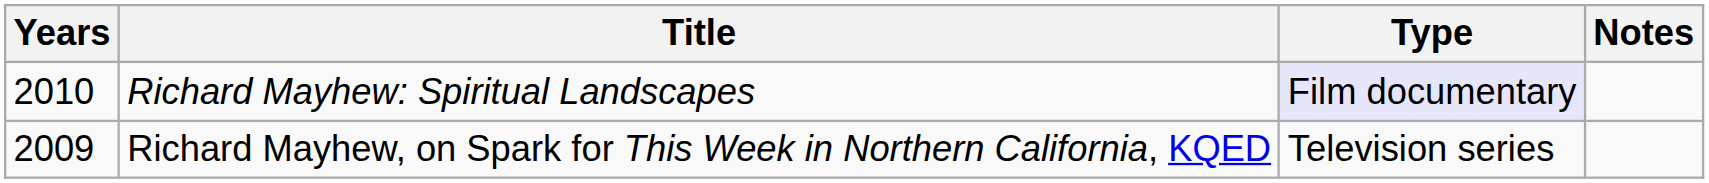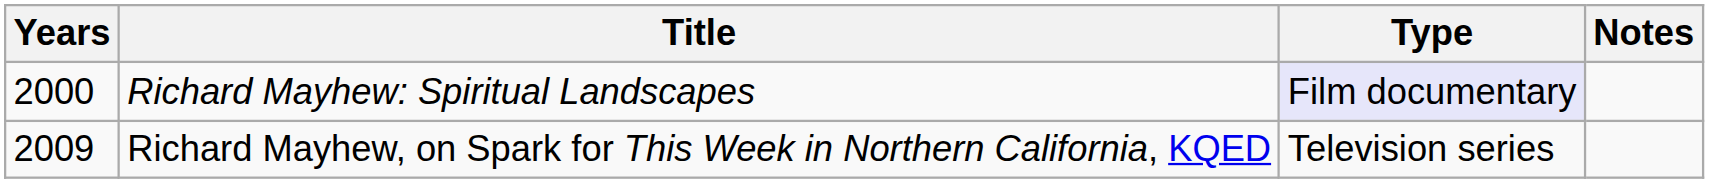(54, 90) 2010 -> (54, 90) 2000
